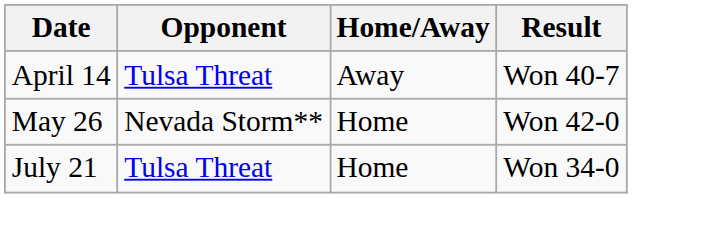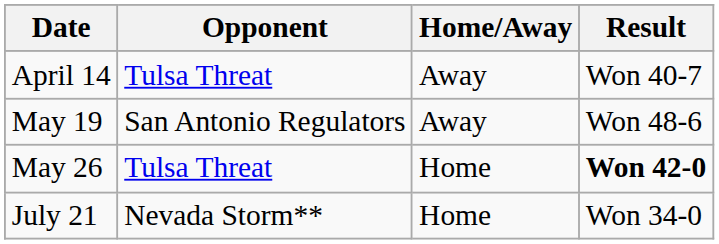+ row: (57, 121)
(224, 121) Nevada Storm** -> (198, 167) Tulsa Threat
(561, 121) normal -> (646, 167) bold
(198, 167) Tulsa Threat -> (224, 214) Nevada Storm**
